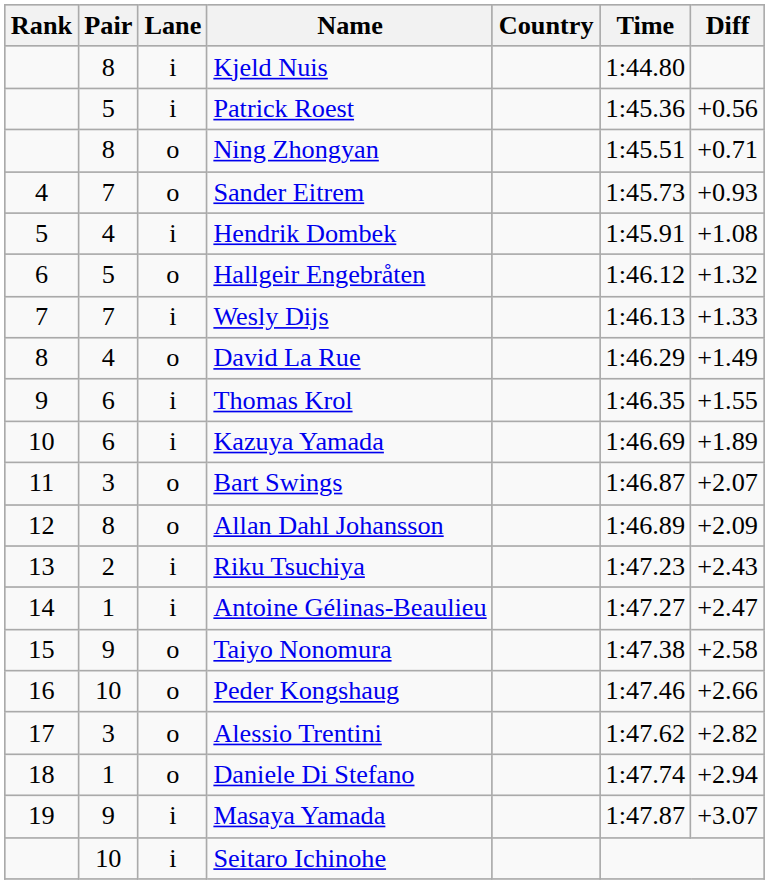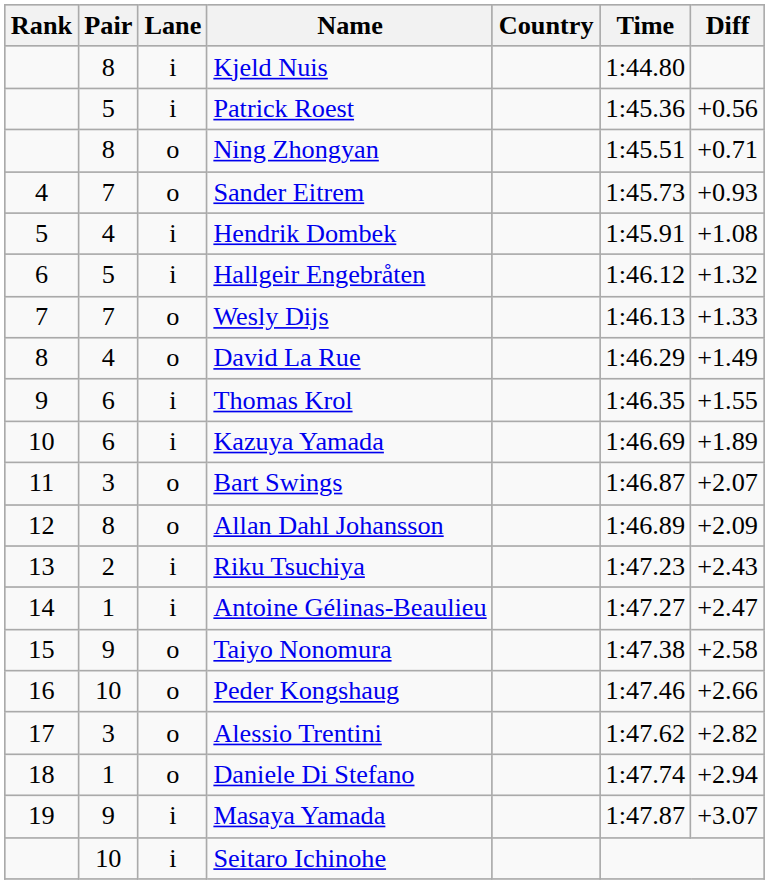(173, 274) o -> (173, 274) i
(173, 316) i -> (173, 316) o
